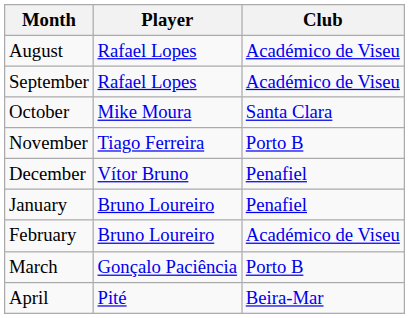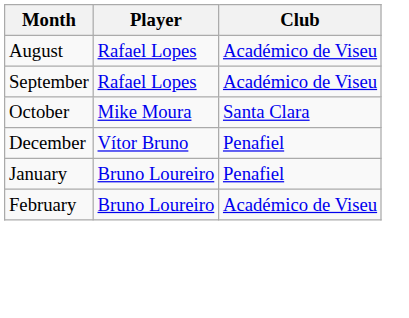- row: (48, 143)
- row: (33, 266)
- row: (29, 297)
